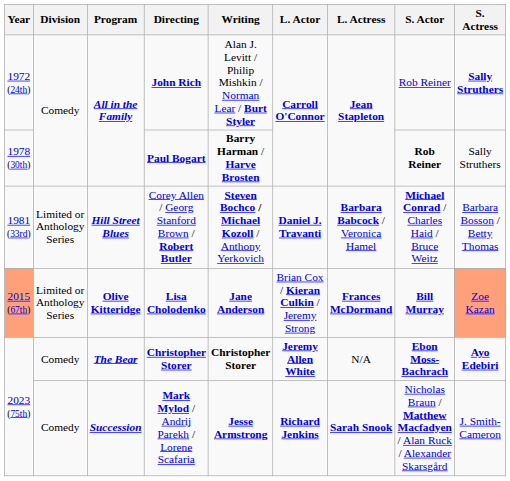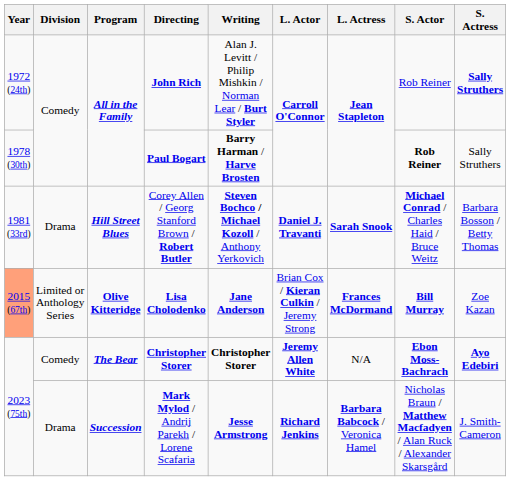(60, 227) Limited or Anthology Series -> (60, 227) Drama
(361, 227) Barbara Babcock / Veronica Hamel -> (361, 227) Sarah Snook
(480, 302) lightsalmon background -> (480, 302) no background
(60, 428) Comedy -> (60, 428) Drama
(361, 428) Sarah Snook -> (361, 428) Barbara Babcock / Veronica Hamel
